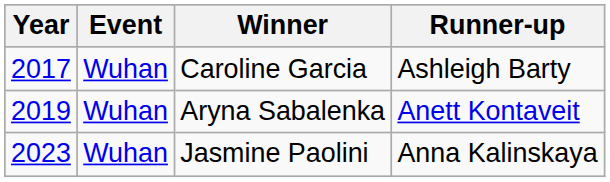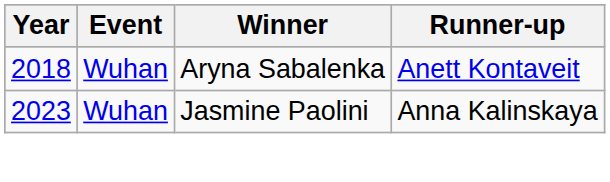- row: (274, 68)
(41, 111) 2019 -> (41, 68) 2018
